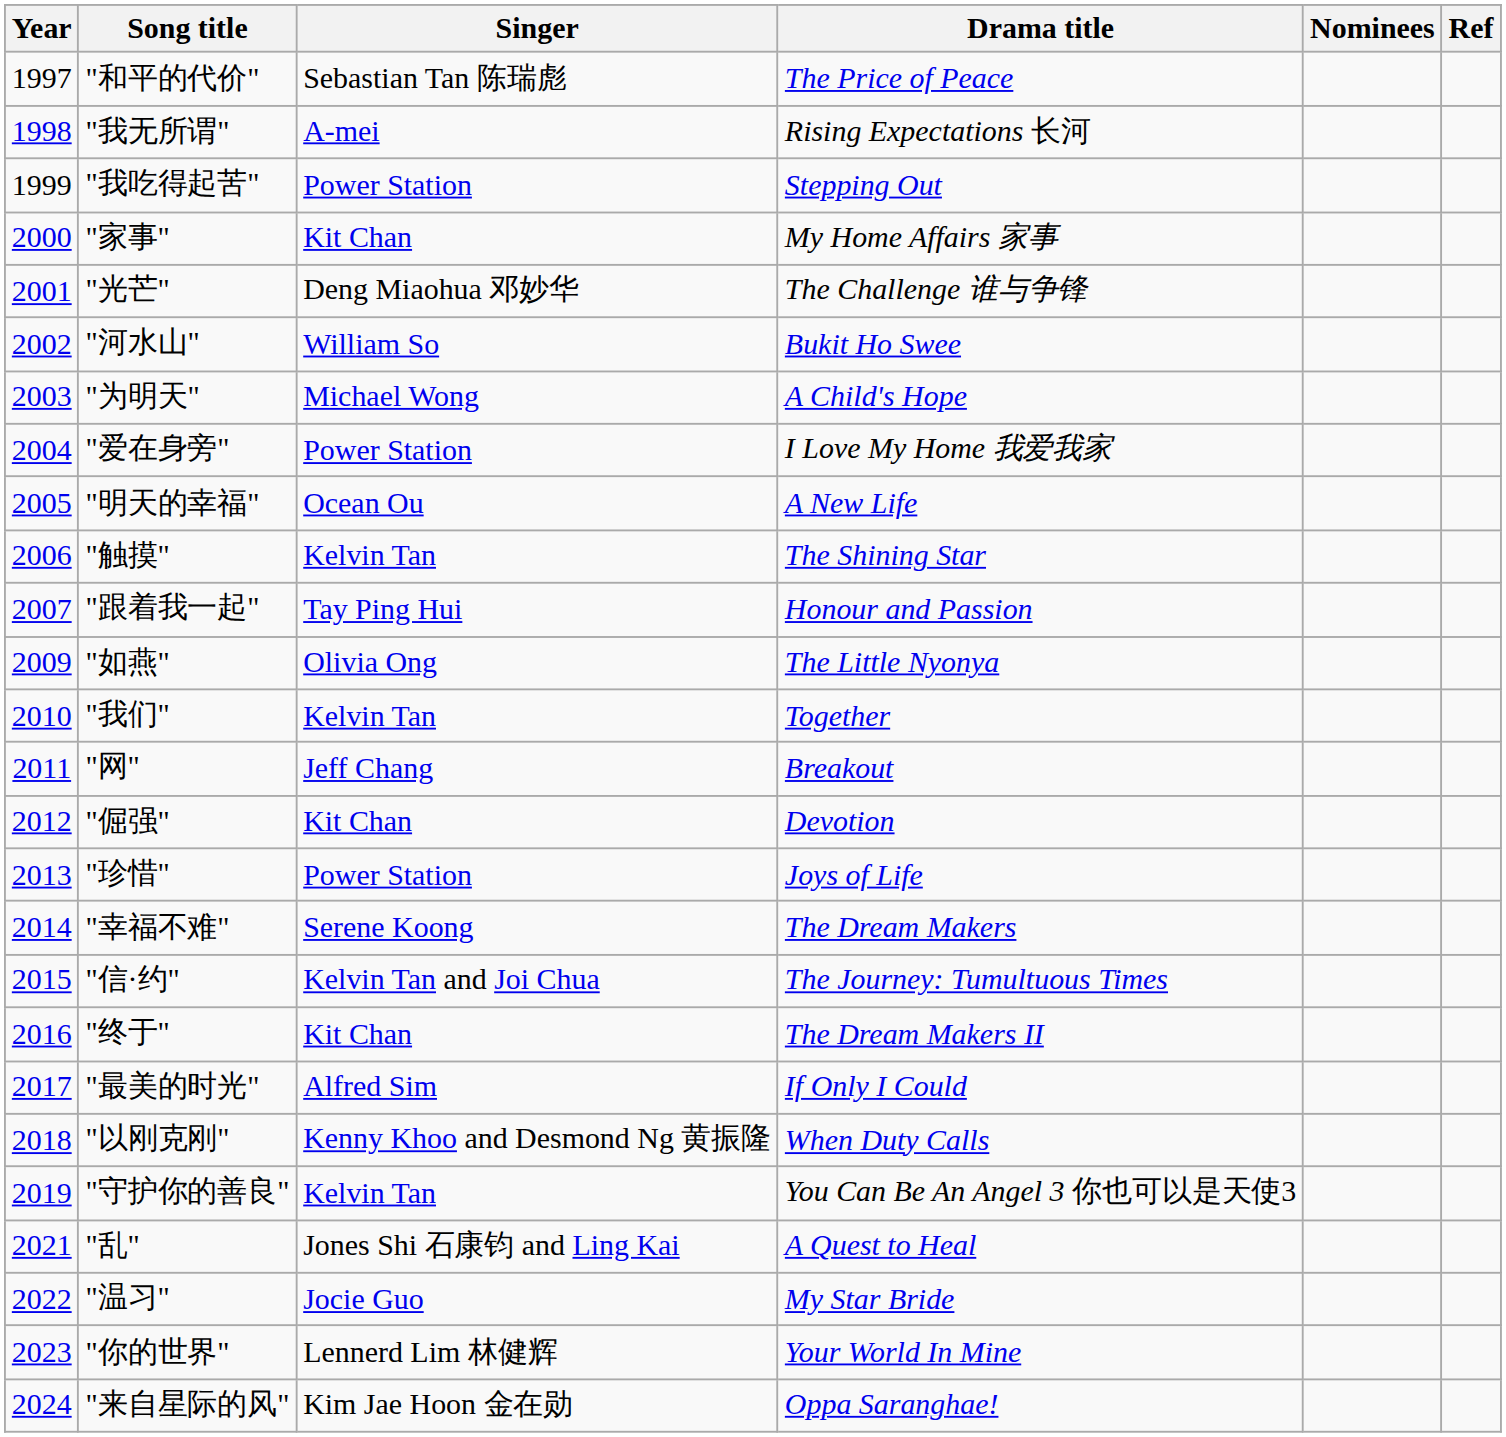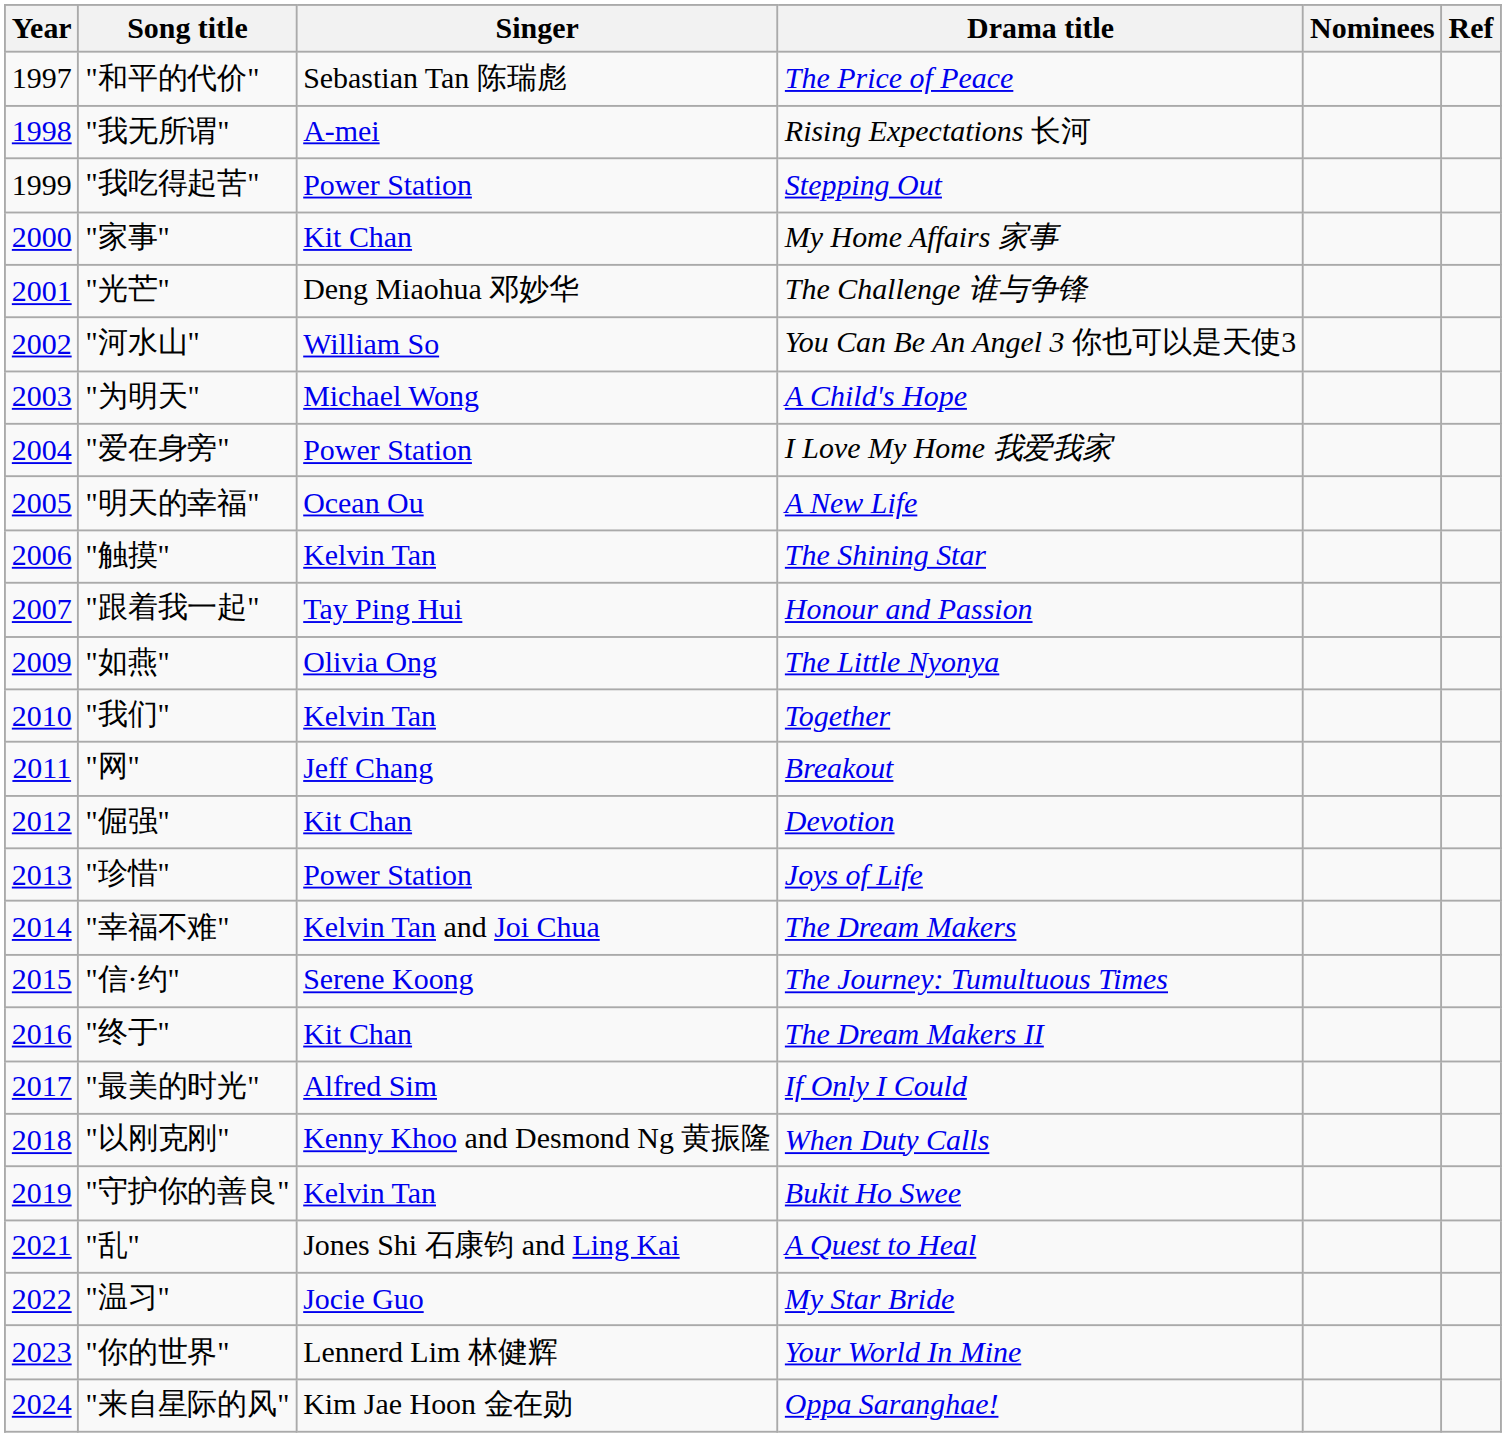(873, 343) Bukit Ho Swee -> (1041, 342) You Can Be An Angel 3 你也可以是天使3
(388, 927) Serene Koong -> (451, 927) Kelvin Tan and Joi Chua
(451, 980) Kelvin Tan and Joi Chua -> (388, 980) Serene Koong
(1041, 1191) You Can Be An Angel 3 你也可以是天使3 -> (873, 1192) Bukit Ho Swee
